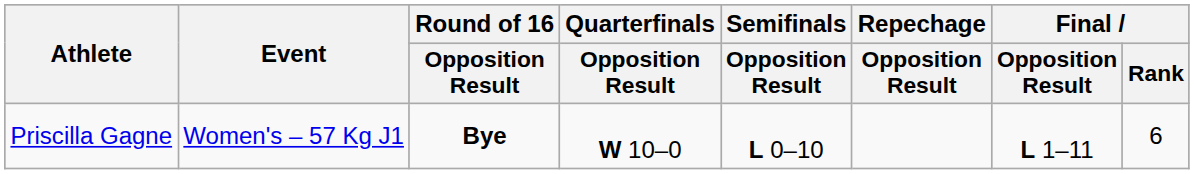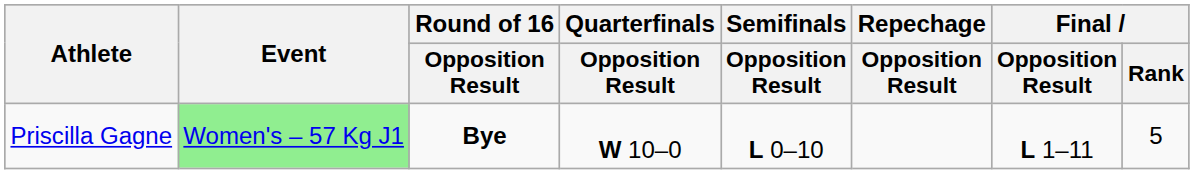(294, 136) no background -> (294, 136) lightgreen background
(1156, 136) 6 -> (1156, 136) 5
